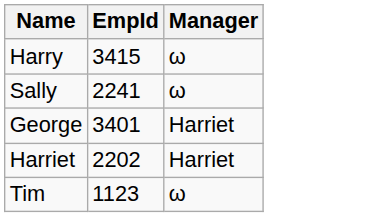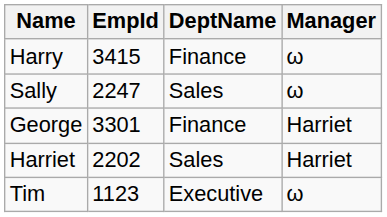+ column: (223, 21)
(117, 90) 2241 -> (117, 90) 2247
(117, 125) 3401 -> (117, 125) 3301
